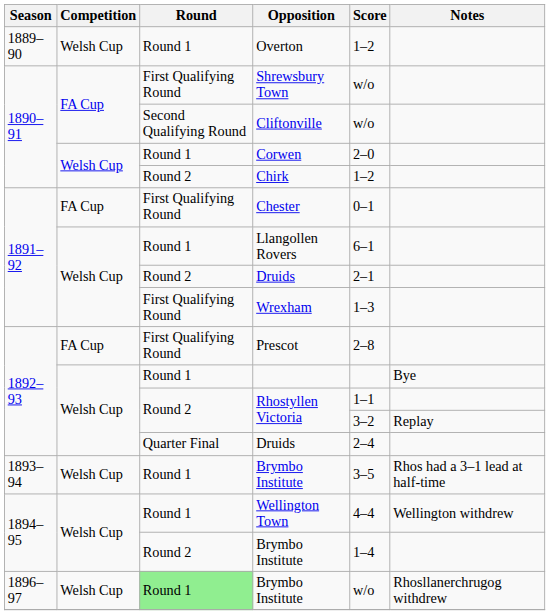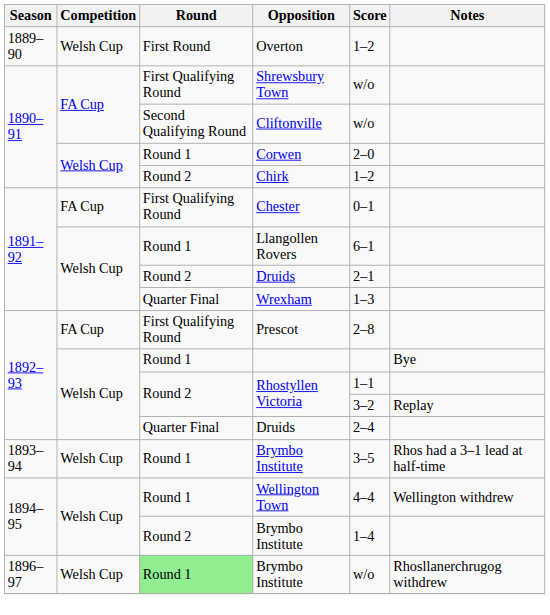(167, 46) Round 1 -> (177, 46) First Round
(189, 307) First Qualifying Round -> (181, 299) Quarter Final
